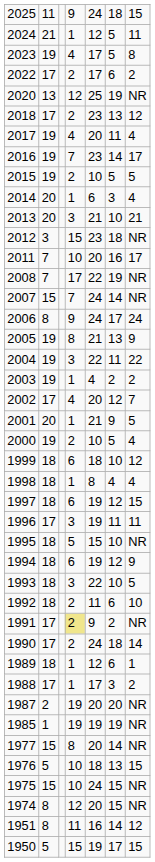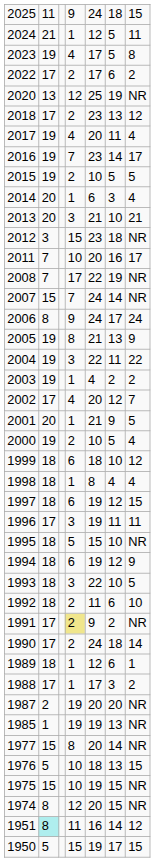(115, 725) 19 -> (115, 725) 13
(95, 786) 24 -> (95, 786) 19
(45, 826) no background -> (45, 826) paleturquoise background
